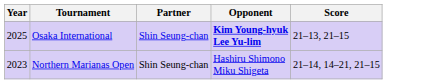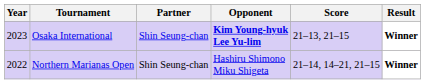+ column: (401, 13)
(17, 36) 2025 -> (17, 36) 2023
(17, 65) 2023 -> (17, 65) 2022
